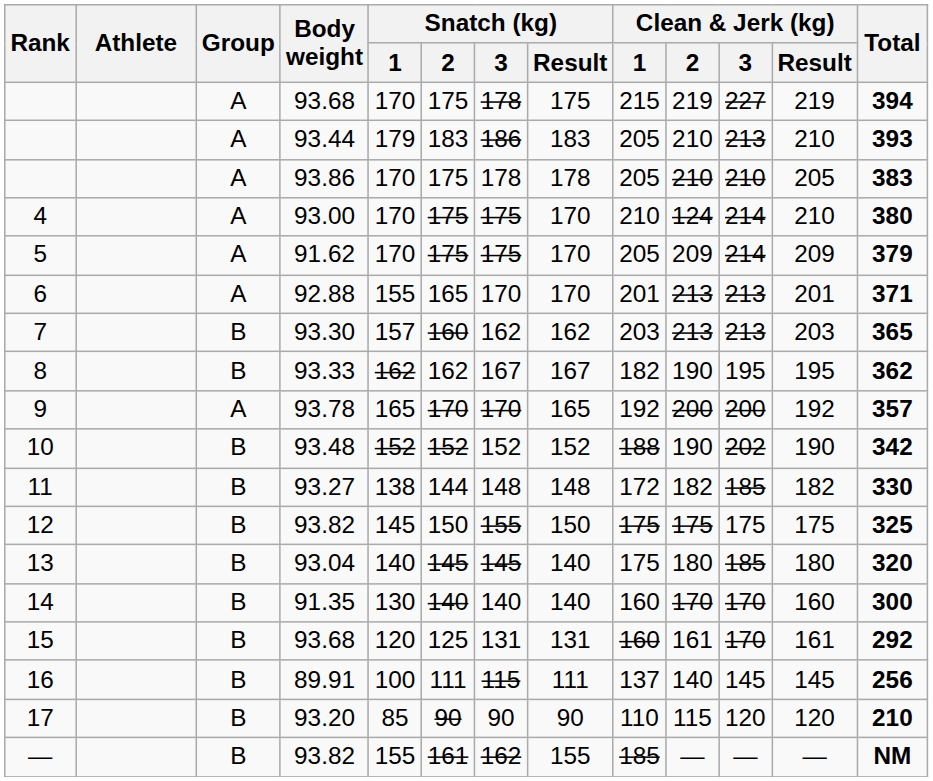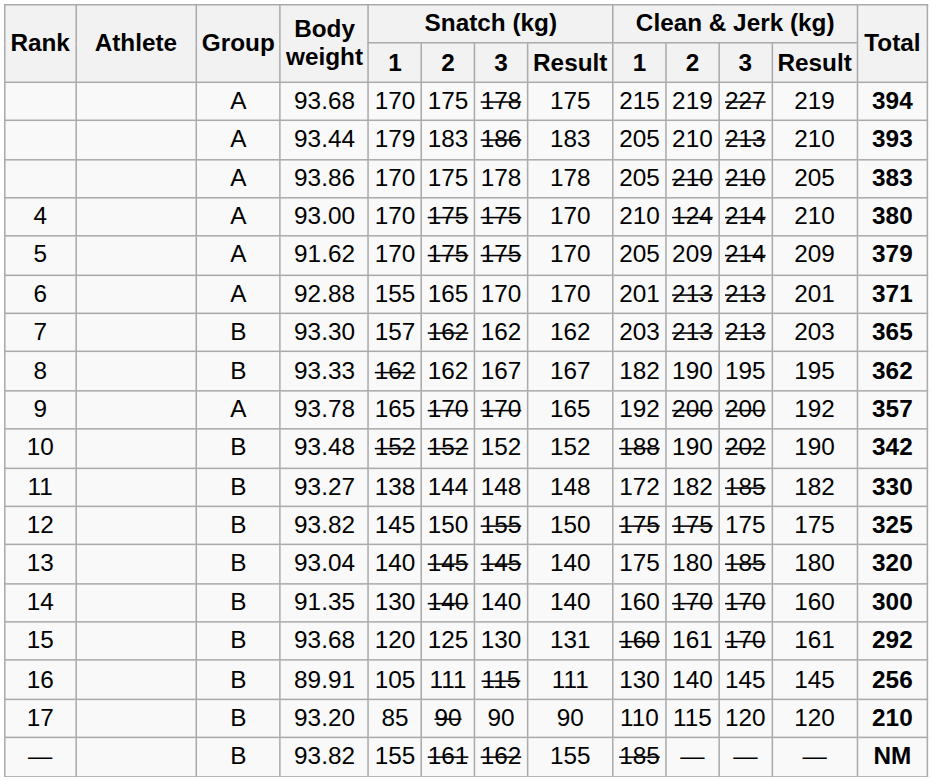(448, 332) 160 -> (448, 332) 162
(501, 640) 131 -> (501, 640) 130
(395, 679) 100 -> (395, 679) 105
(639, 679) 137 -> (639, 679) 130
